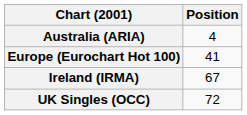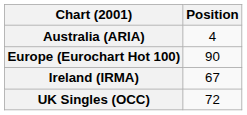(212, 57) 41 -> (212, 57) 90
